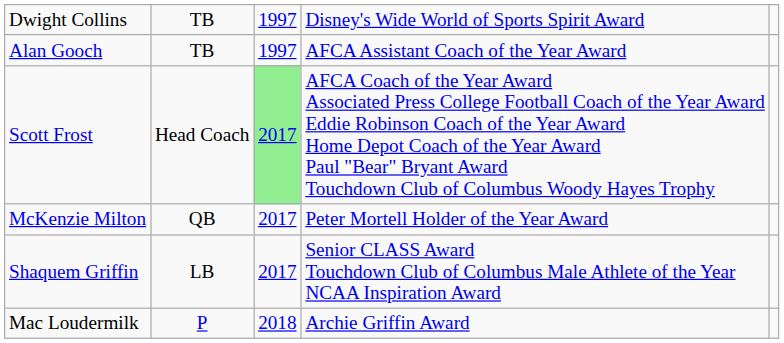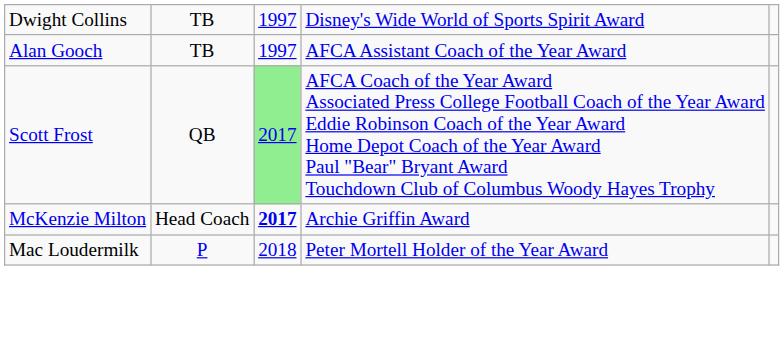(202, 134) Head Coach -> (202, 134) QB
(202, 219) QB -> (202, 219) Head Coach
(277, 219) normal -> (277, 219) bold
(457, 219) Peter Mortell Holder of the Year Award -> (388, 219) Archie Griffin Award
- row: (74, 271)
(388, 323) Archie Griffin Award -> (457, 249) Peter Mortell Holder of the Year Award
